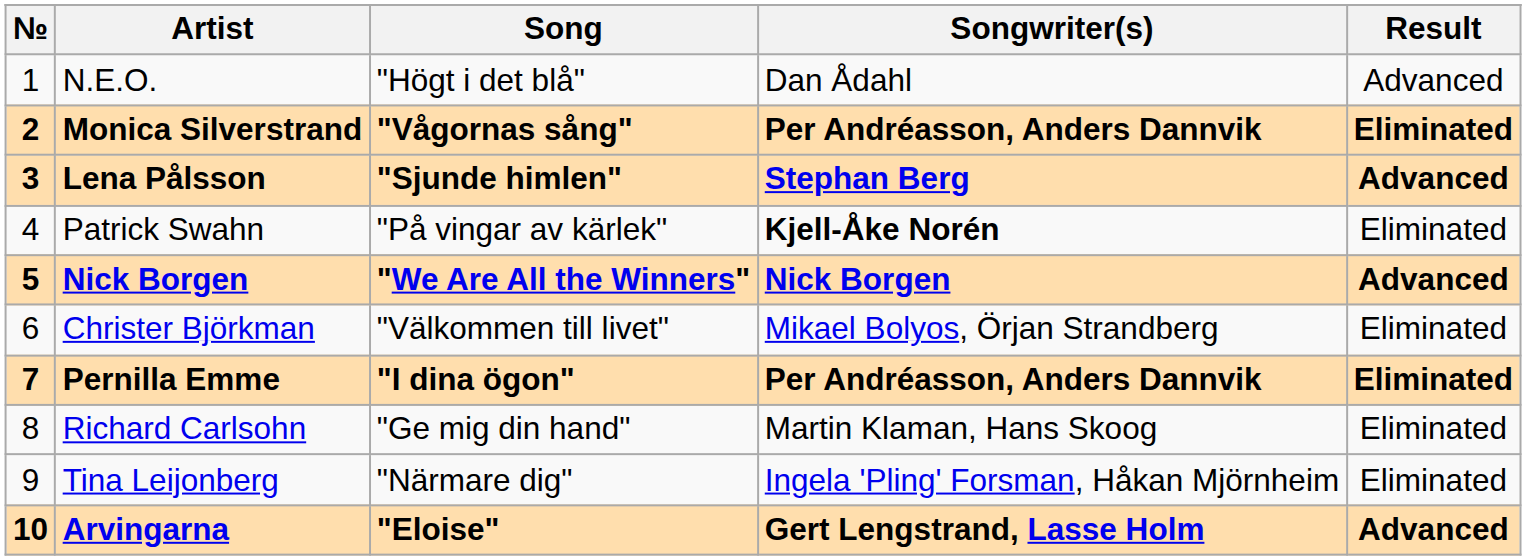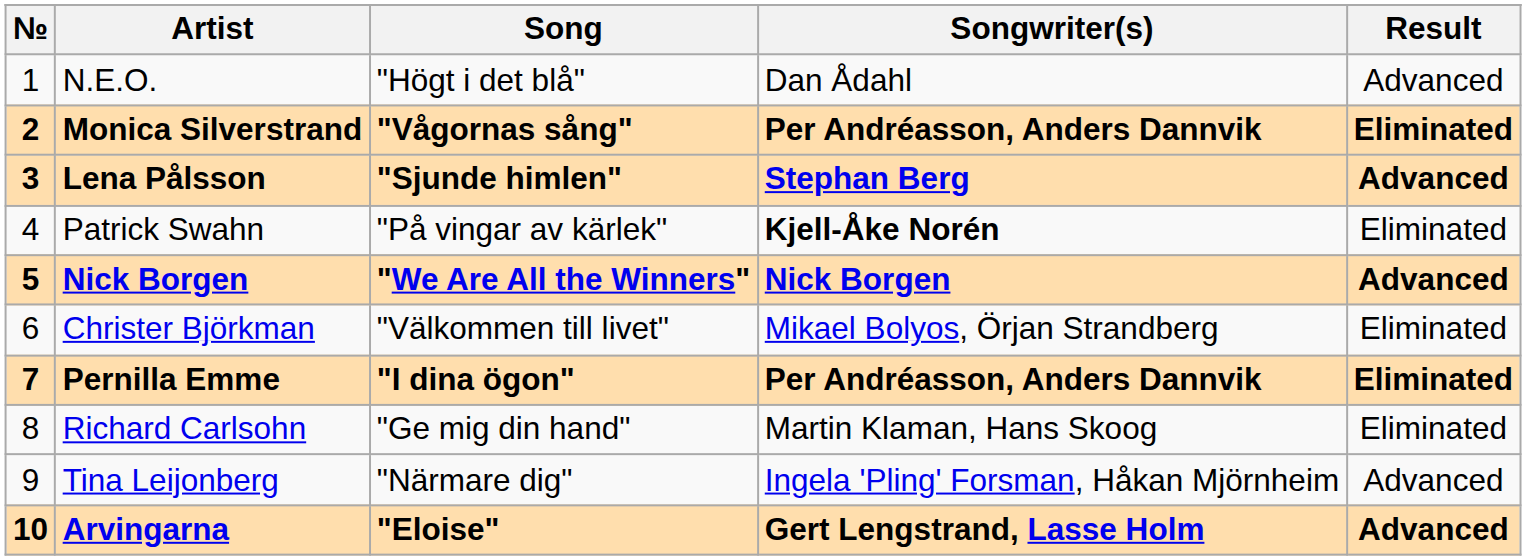(1433, 479) Eliminated -> (1433, 479) Advanced
